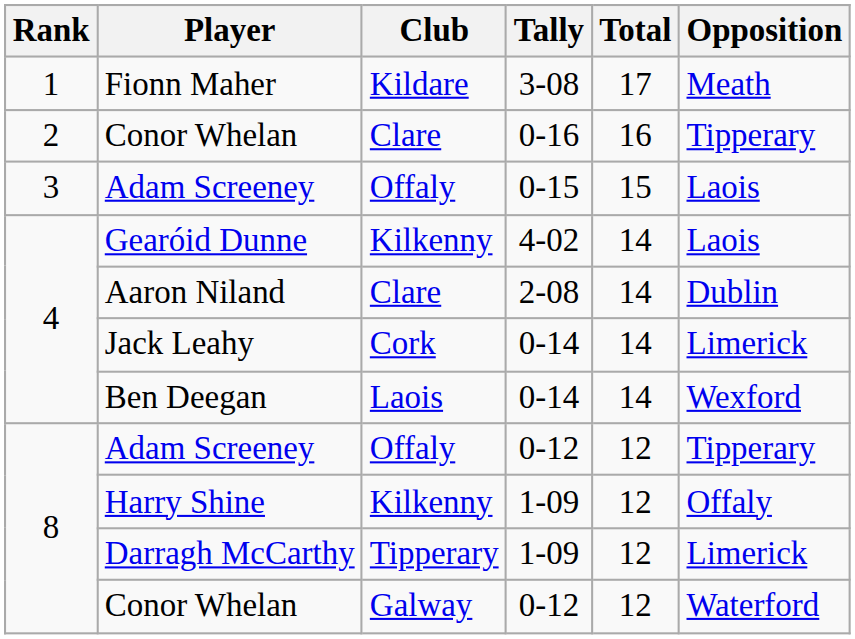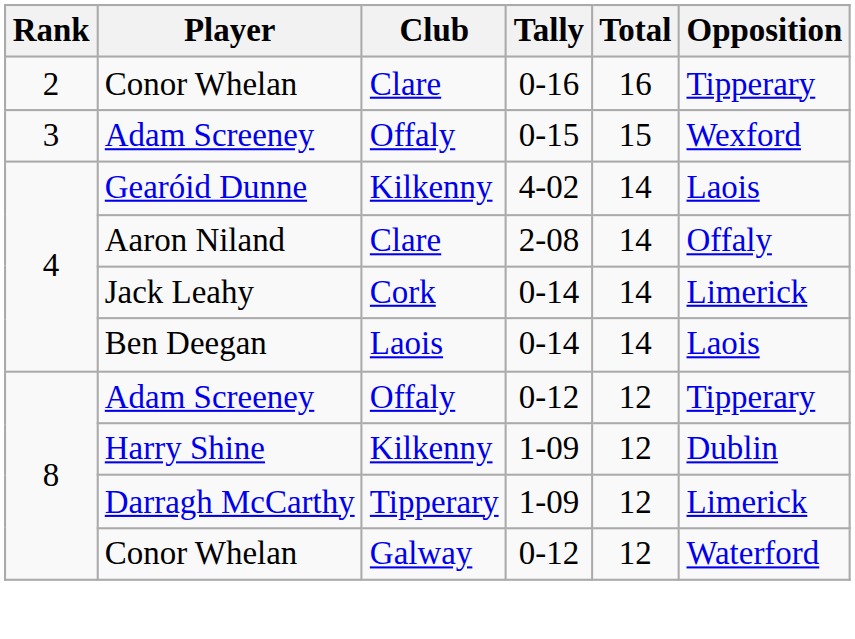- row: (190, 82)
(723, 187) Laois -> (744, 135) Wexford
(732, 291) Dublin -> (729, 239) Offaly
(744, 396) Wexford -> (723, 344) Laois
(729, 501) Offaly -> (732, 448) Dublin
